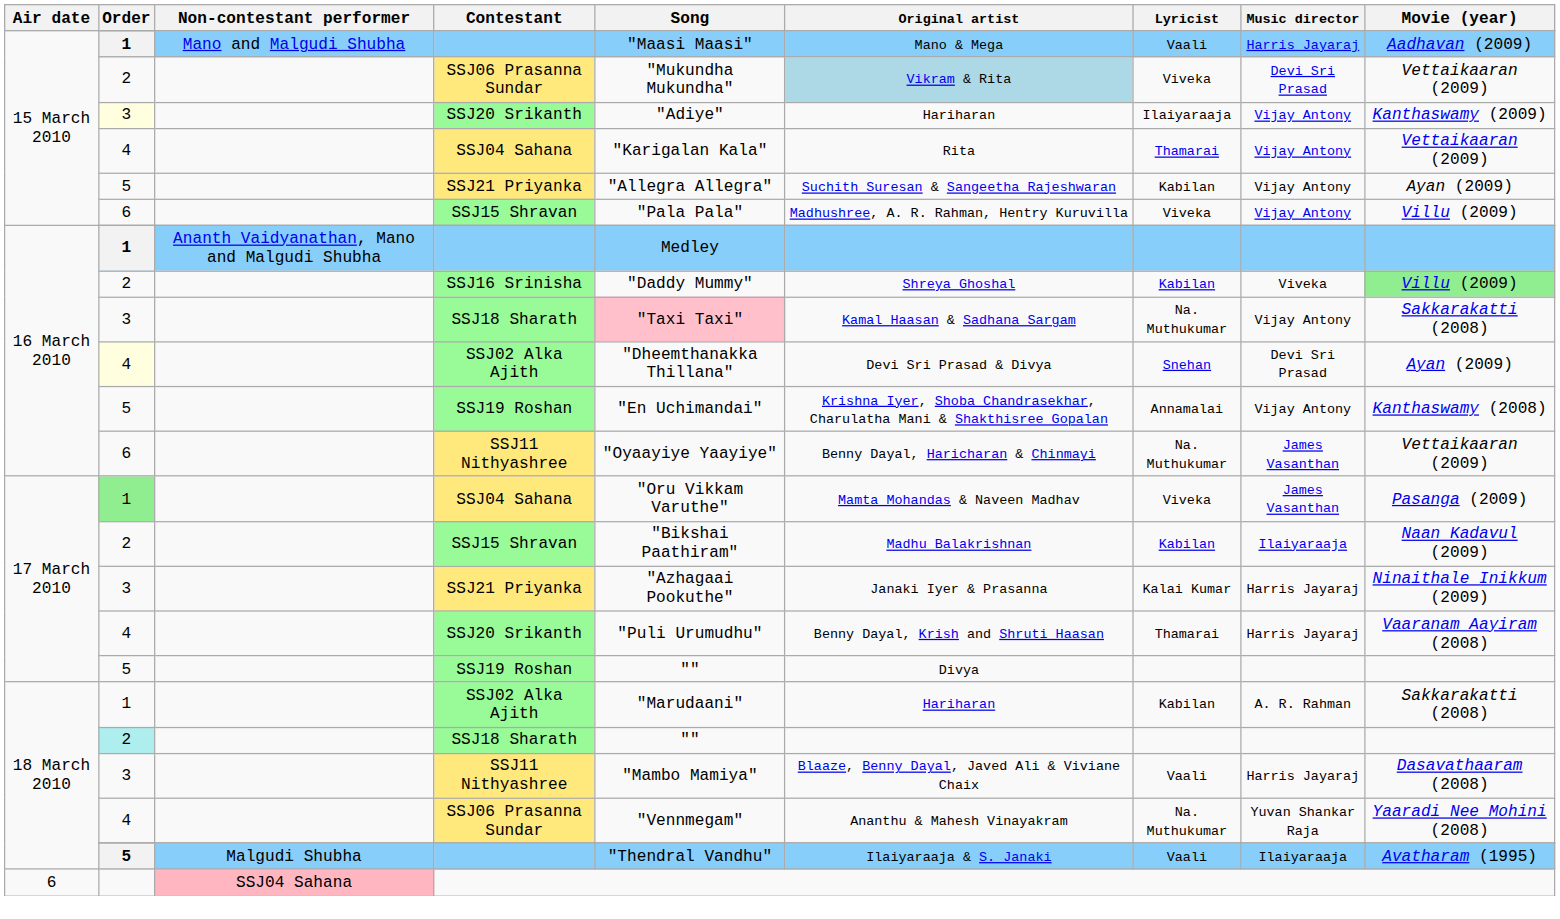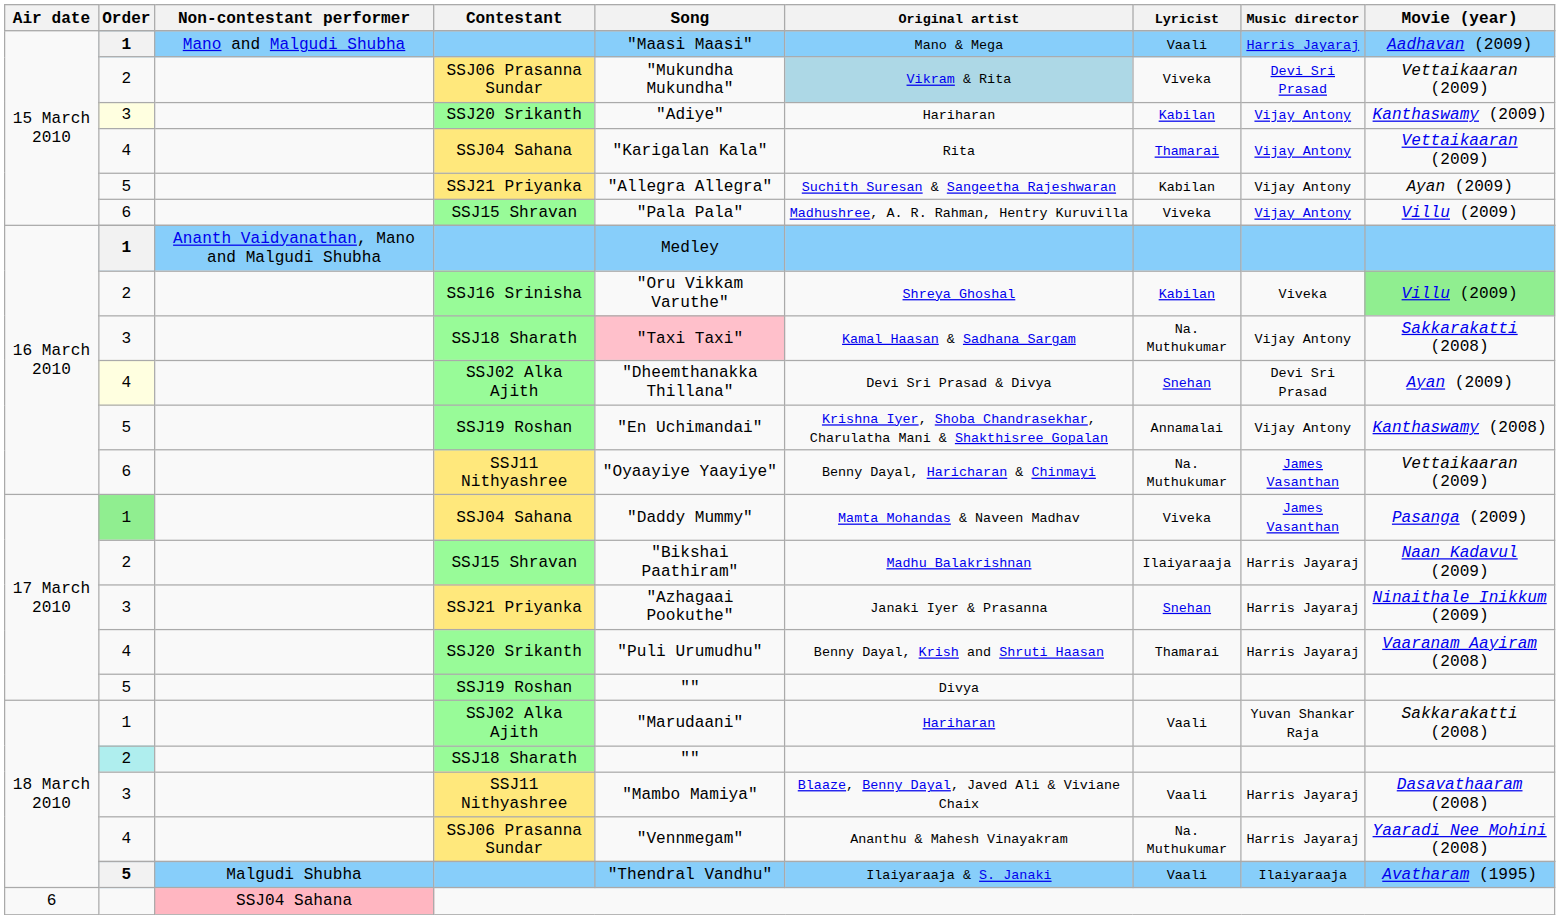(1187, 116) Ilaiyaraaja -> (1187, 116) Kabilan
(690, 284) "Daddy Mummy" -> (690, 293) "Oru Vikkam Varuthe"
(690, 499) "Oru Vikkam Varuthe" -> (690, 517) "Daddy Mummy"
(1187, 544) Kabilan -> (1187, 563) Ilaiyaraaja
(1303, 544) Ilaiyaraaja -> (1303, 563) Harris Jayaraj
(1187, 589) Kalai Kumar -> (1187, 608) Snehan
(1187, 705) Kabilan -> (1187, 724) Vaali
(1303, 705) A. R. Rahman -> (1303, 724) Yuvan Shankar Raja
(1303, 821) Yuvan Shankar Raja -> (1303, 840) Harris Jayaraj
